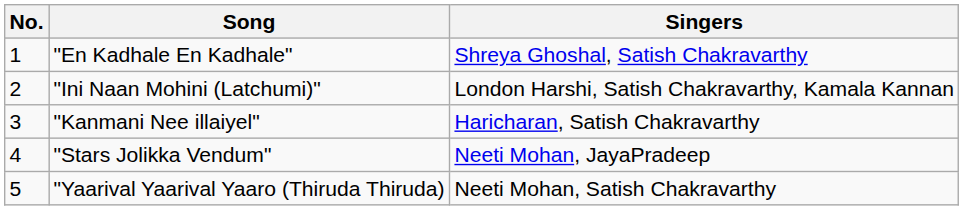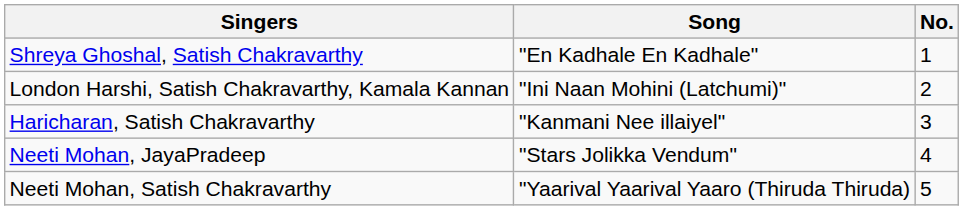columns swapped: (27, 22) <-> (704, 22)
